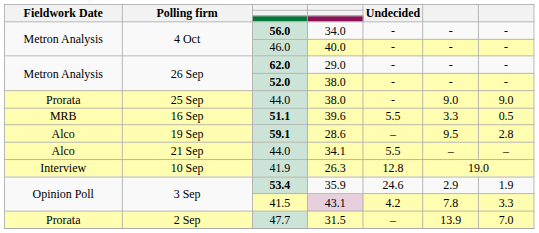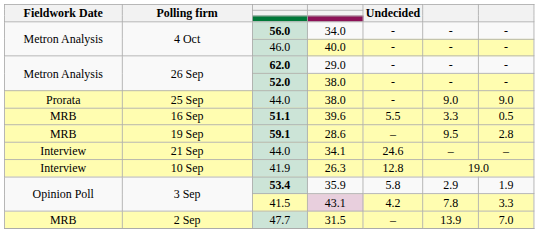(63, 134) Alco -> (63, 134) MRB
(63, 151) Alco -> (63, 151) Interview
(393, 151) 5.5 -> (393, 151) 24.6
(393, 186) 24.6 -> (393, 186) 5.8
(63, 220) Prorata -> (63, 220) MRB
